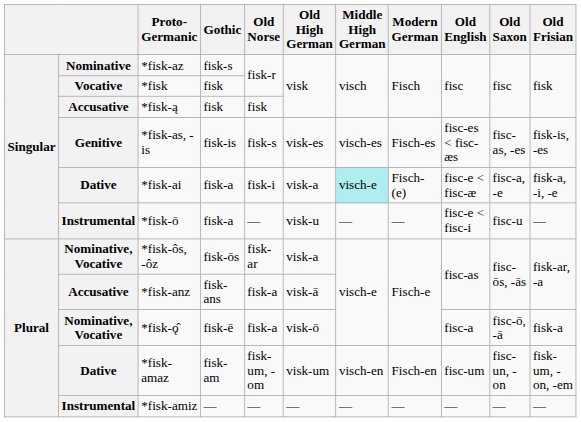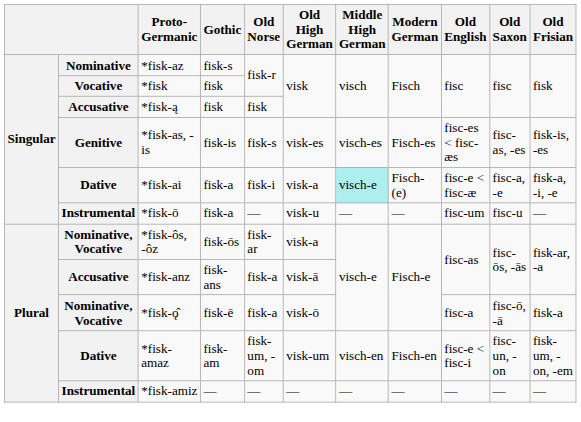(464, 220) fisc-e < fisc-i -> (464, 213) fisc-um
(464, 370) fisc-um -> (464, 355) fisc-e < fisc-i
